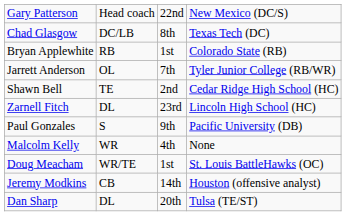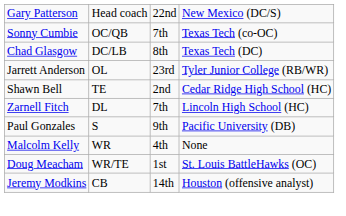+ row: (42, 32)
- row: (50, 51)
(168, 70) 7th -> (164, 70) 23rd
(171, 107) 23rd -> (160, 107) 7th
- row: (32, 201)
